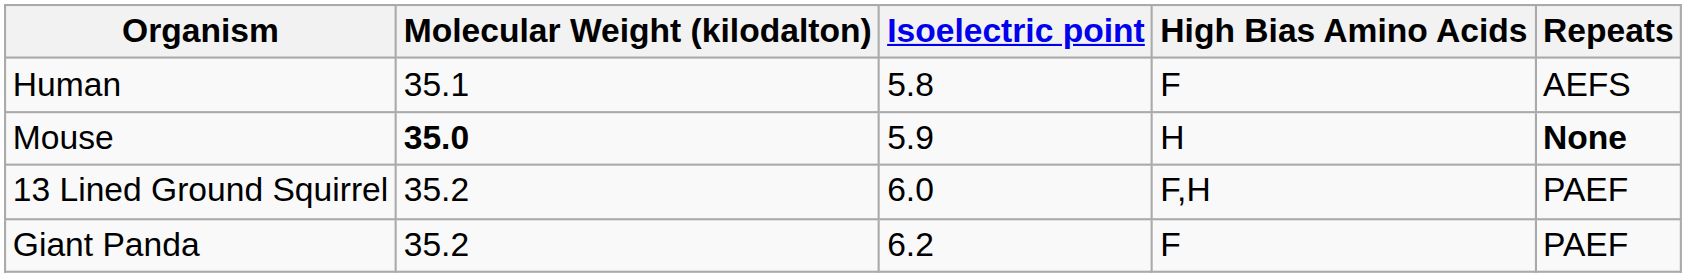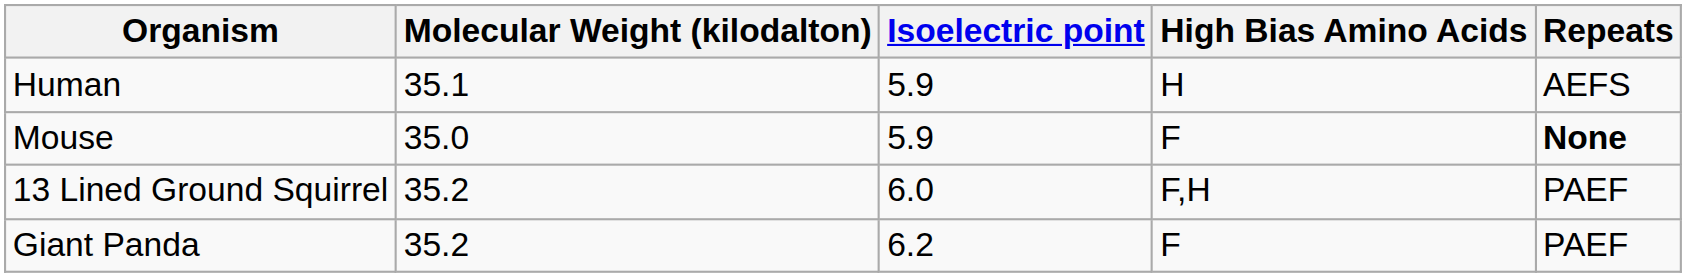(911, 84) 5.8 -> (911, 84) 5.9
(1171, 84) F -> (1172, 84) H
(436, 137) bold -> (436, 137) normal
(1172, 137) H -> (1171, 137) F
